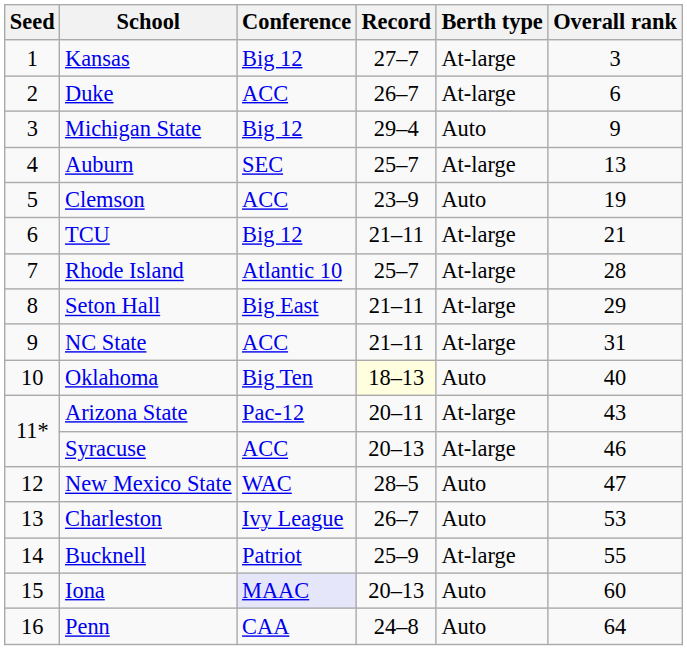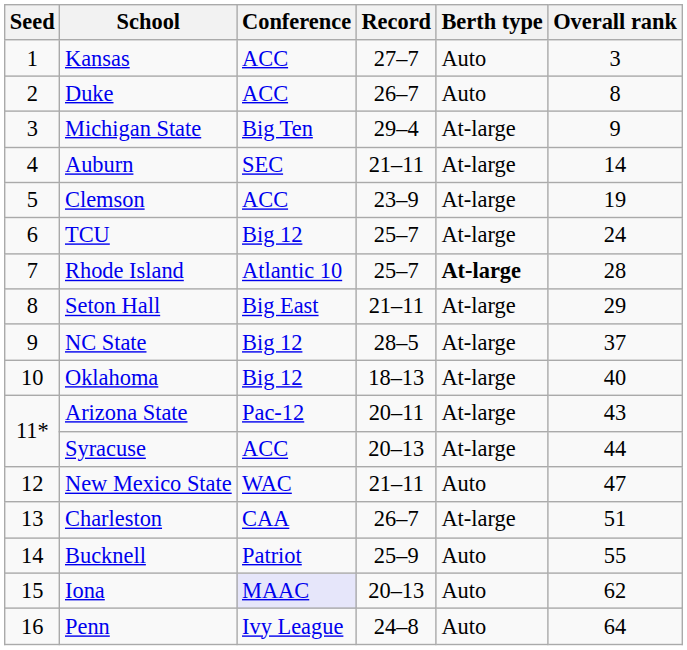(272, 57) Big 12 -> (265, 57) ACC
(479, 57) At-large -> (464, 57) Auto
(479, 93) At-large -> (464, 93) Auto
(615, 93) 6 -> (615, 93) 8
(272, 128) Big 12 -> (277, 128) Big Ten
(464, 128) Auto -> (479, 128) At-large
(396, 164) 25–7 -> (396, 164) 21–11
(615, 164) 13 -> (615, 164) 14
(464, 199) Auto -> (479, 199) At-large
(396, 235) 21–11 -> (396, 235) 25–7
(615, 235) 21 -> (615, 235) 24
(479, 270) normal -> (481, 270) bold
(265, 341) ACC -> (272, 341) Big 12
(396, 341) 21–11 -> (396, 341) 28–5
(615, 341) 31 -> (615, 341) 37
(277, 377) Big Ten -> (272, 377) Big 12
(396, 377) lightyellow background -> (396, 377) no background
(464, 377) Auto -> (479, 377) At-large
(615, 448) 46 -> (615, 448) 44
(396, 484) 28–5 -> (396, 484) 21–11
(293, 519) Ivy League -> (266, 519) CAA
(464, 519) Auto -> (479, 519) At-large
(615, 519) 53 -> (615, 519) 51
(479, 555) At-large -> (464, 555) Auto
(615, 590) 60 -> (615, 590) 62
(266, 626) CAA -> (293, 626) Ivy League
